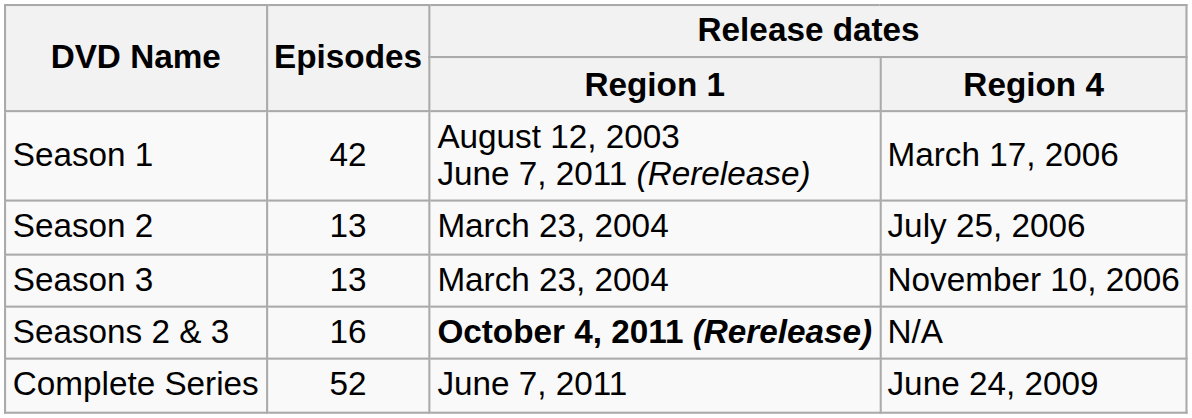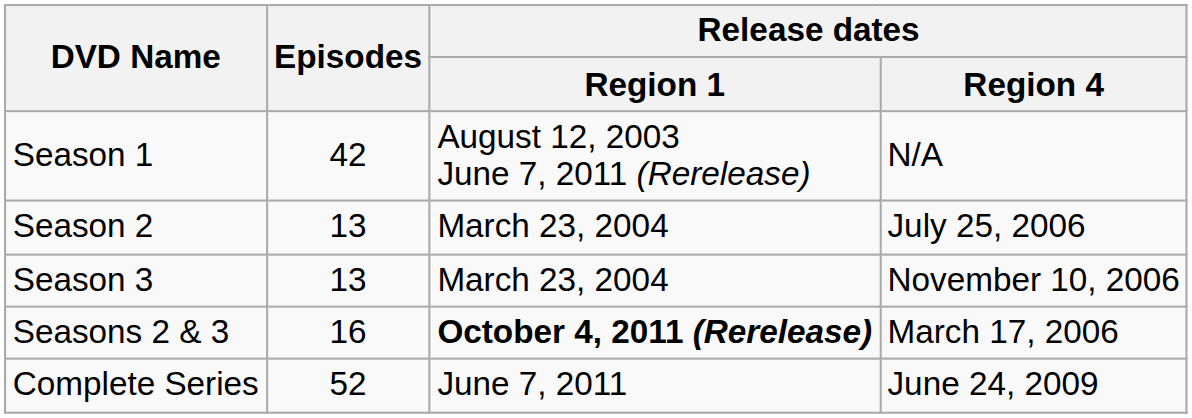(1003, 155) March 17, 2006 -> (915, 155) N/A
(915, 332) N/A -> (1003, 332) March 17, 2006
